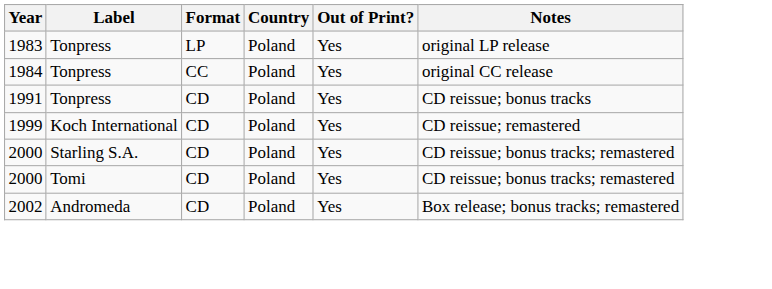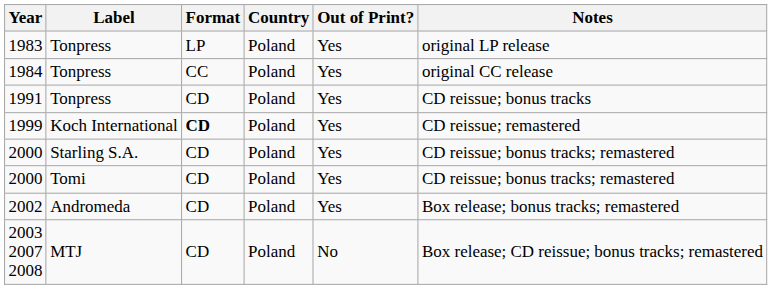(197, 125) normal -> (198, 125) bold
+ row: (25, 252)
